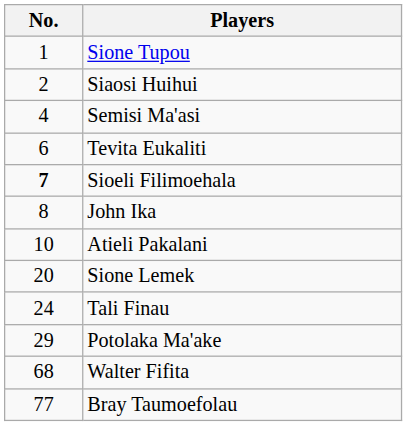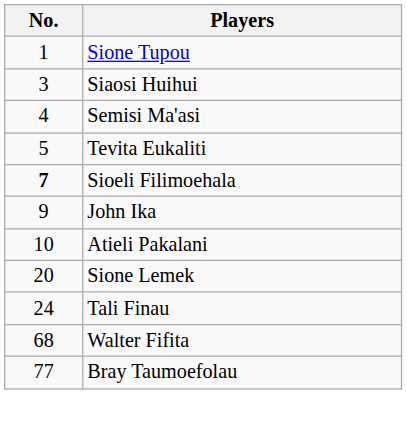(44, 84) 2 -> (44, 84) 3
(44, 148) 6 -> (44, 148) 5
(44, 212) 8 -> (44, 212) 9
- row: (154, 340)
